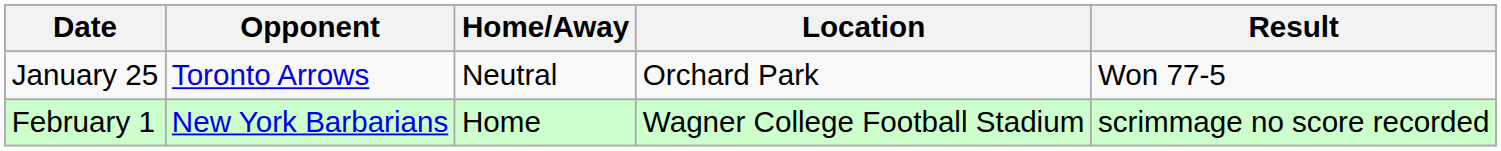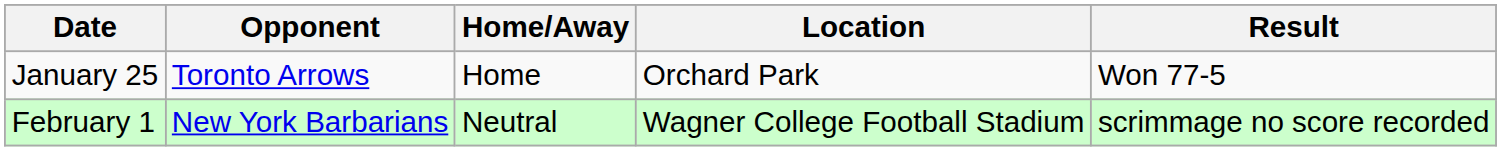(510, 74) Neutral -> (501, 74) Home
(501, 121) Home -> (510, 121) Neutral
